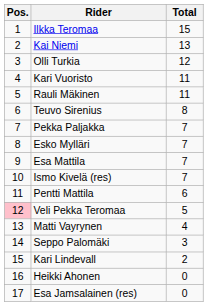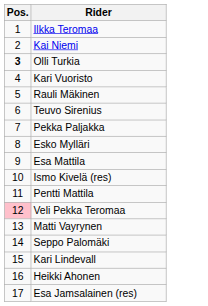- column: (185, 12)
(18, 62) normal -> (18, 62) bold
